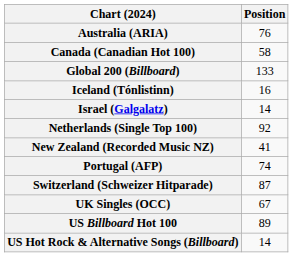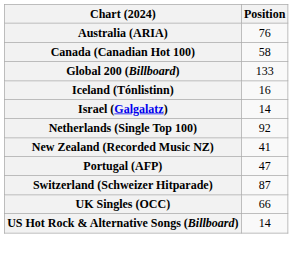(265, 166) 74 -> (265, 166) 47
(265, 204) 67 -> (265, 204) 66
- row: (123, 223)
